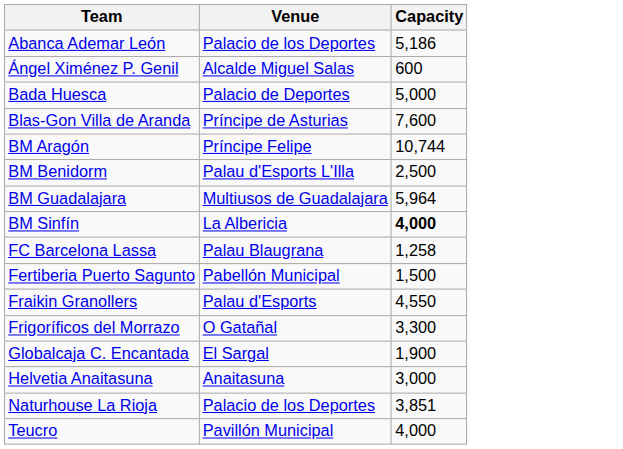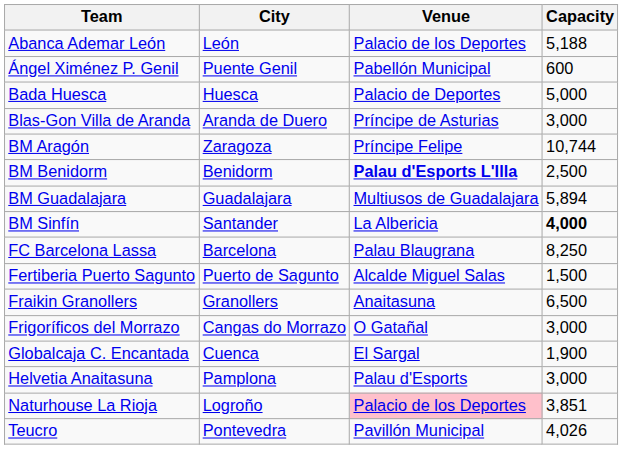+ column: (274, 17)
(416, 43) 5,186 -> (567, 43) 5,188
(278, 69) Alcalde Miguel Salas -> (422, 69) Pabellón Municipal
(416, 120) 7,600 -> (567, 120) 3,000
(278, 172) normal -> (435, 172) bold
(416, 198) 5,964 -> (567, 198) 5,894
(416, 250) 1,258 -> (567, 250) 8,250
(271, 276) Pabellón Municipal -> (429, 276) Alcalde Miguel Salas
(260, 302) Palau d'Esports -> (394, 302) Anaitasuna
(416, 302) 4,550 -> (567, 302) 6,500
(416, 328) 3,300 -> (567, 328) 3,000
(244, 379) Anaitasuna -> (410, 379) Palau d'Esports
(289, 405) no background -> (440, 405) pink background
(416, 431) 4,000 -> (567, 431) 4,026
